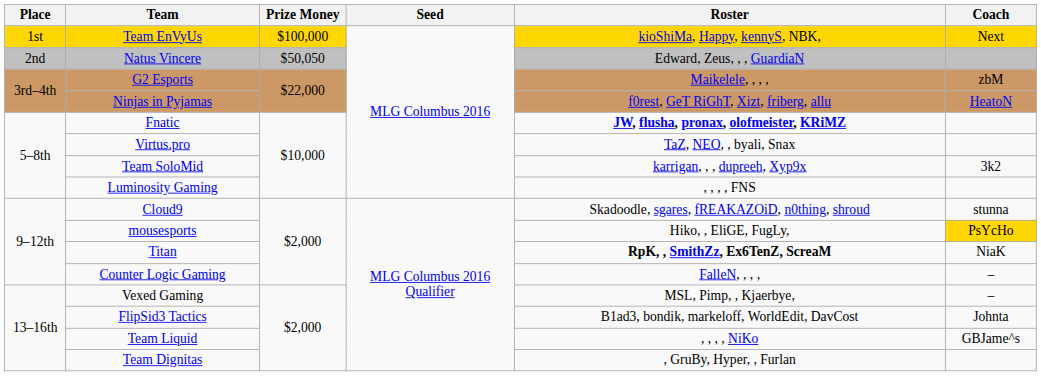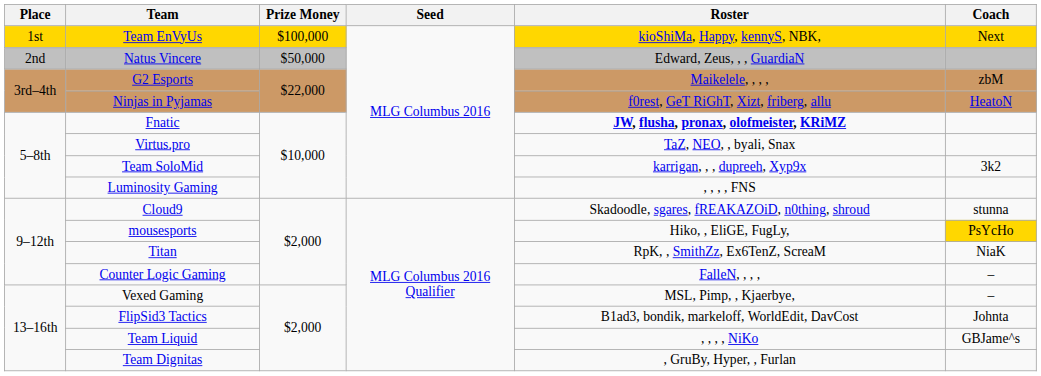(303, 58) $50,050 -> (303, 58) $50,000
(730, 252) bold -> (730, 252) normal
